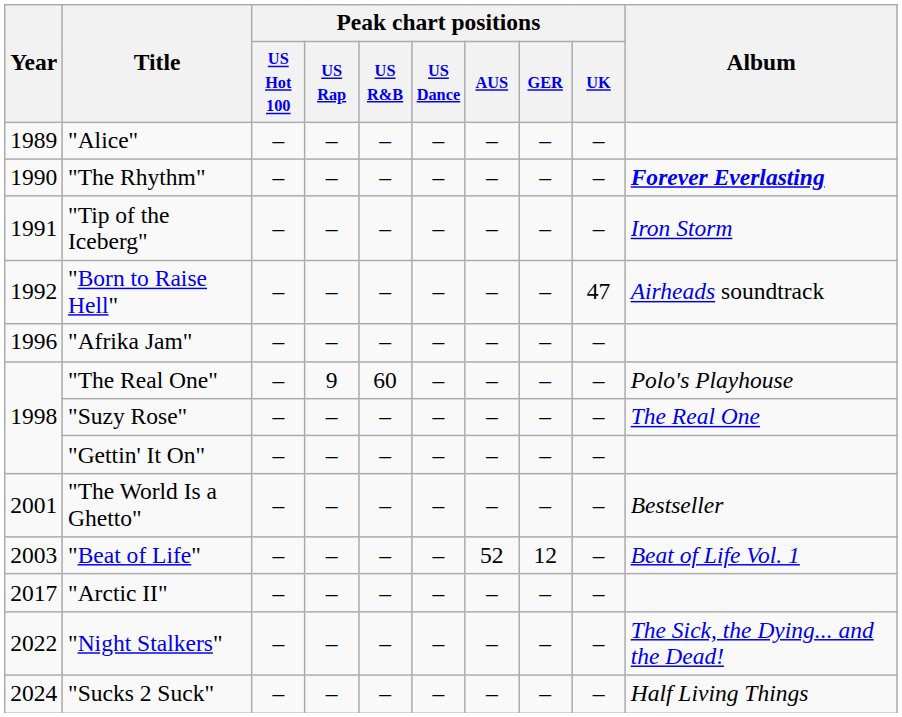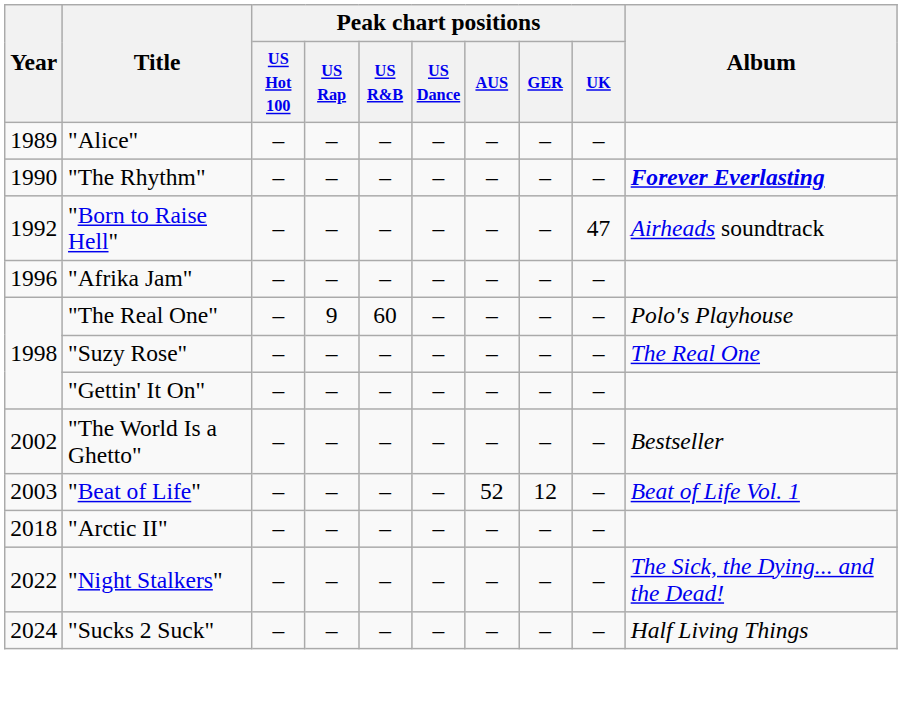- row: (119, 228)
(34, 504) 2001 -> (34, 441) 2002
(34, 592) 2017 -> (34, 528) 2018
